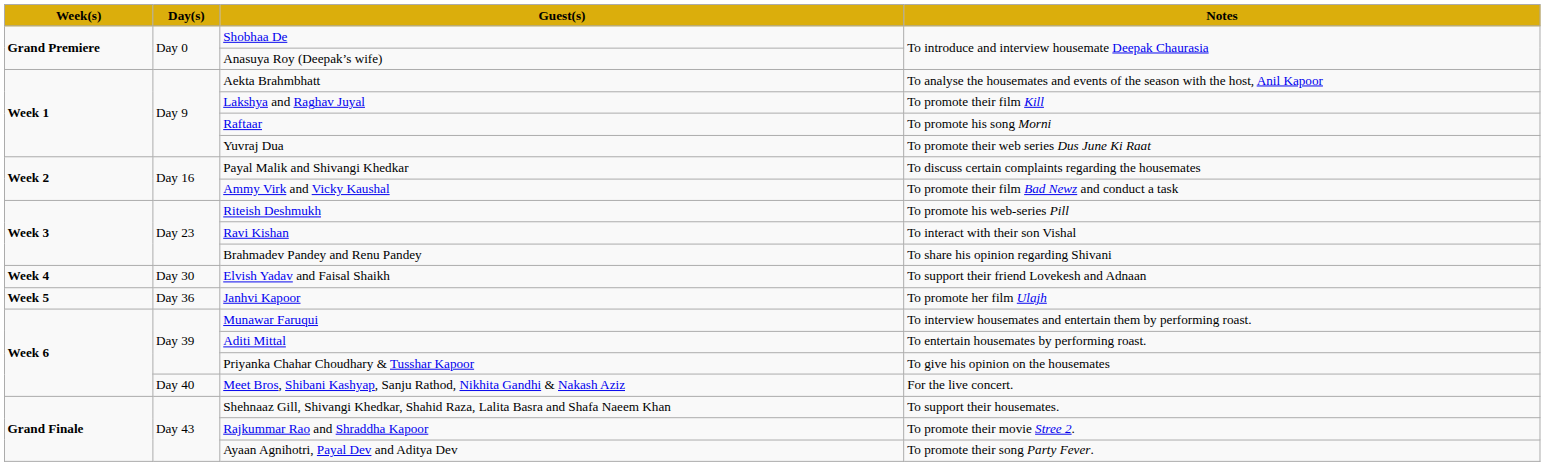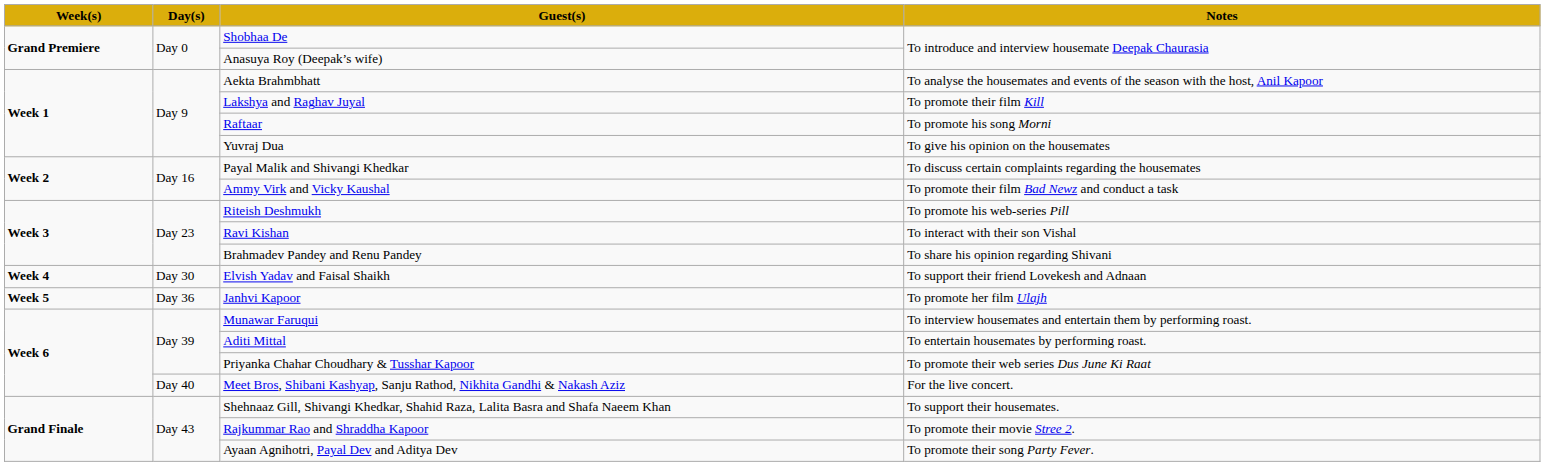(1029, 145) To promote their web series Dus June Ki Raat -> (1008, 145) To give his opinion on the housemates
(1008, 363) To give his opinion on the housemates -> (1029, 363) To promote their web series Dus June Ki Raat
